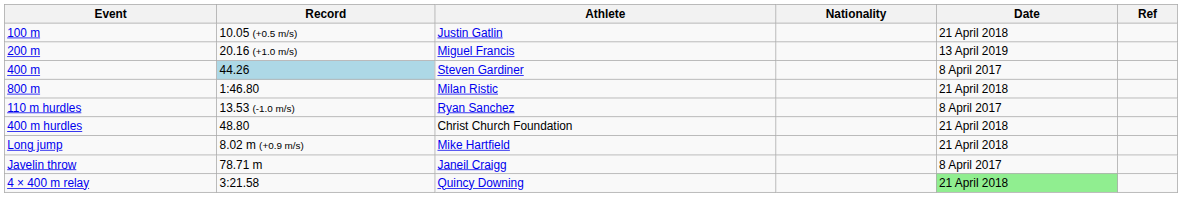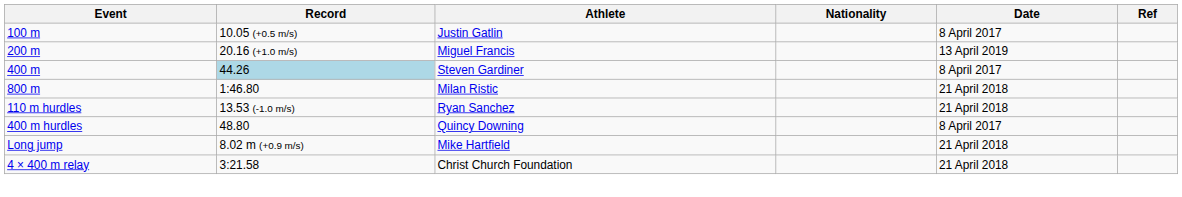(974, 33) 21 April 2018 -> (970, 33) 8 April 2017
(970, 108) 8 April 2017 -> (974, 108) 21 April 2018
(505, 127) Christ Church Foundation -> (481, 127) Quincy Downing
(974, 127) 21 April 2018 -> (970, 127) 8 April 2017
- row: (42, 164)
(481, 183) Quincy Downing -> (505, 164) Christ Church Foundation
(974, 183) lightgreen background -> (974, 164) no background
